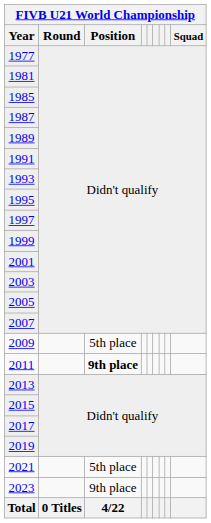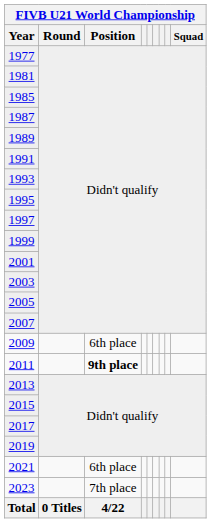(113, 343) 5th place -> (113, 343) 6th place
(113, 466) 5th place -> (113, 466) 6th place
(113, 487) 9th place -> (113, 487) 7th place
